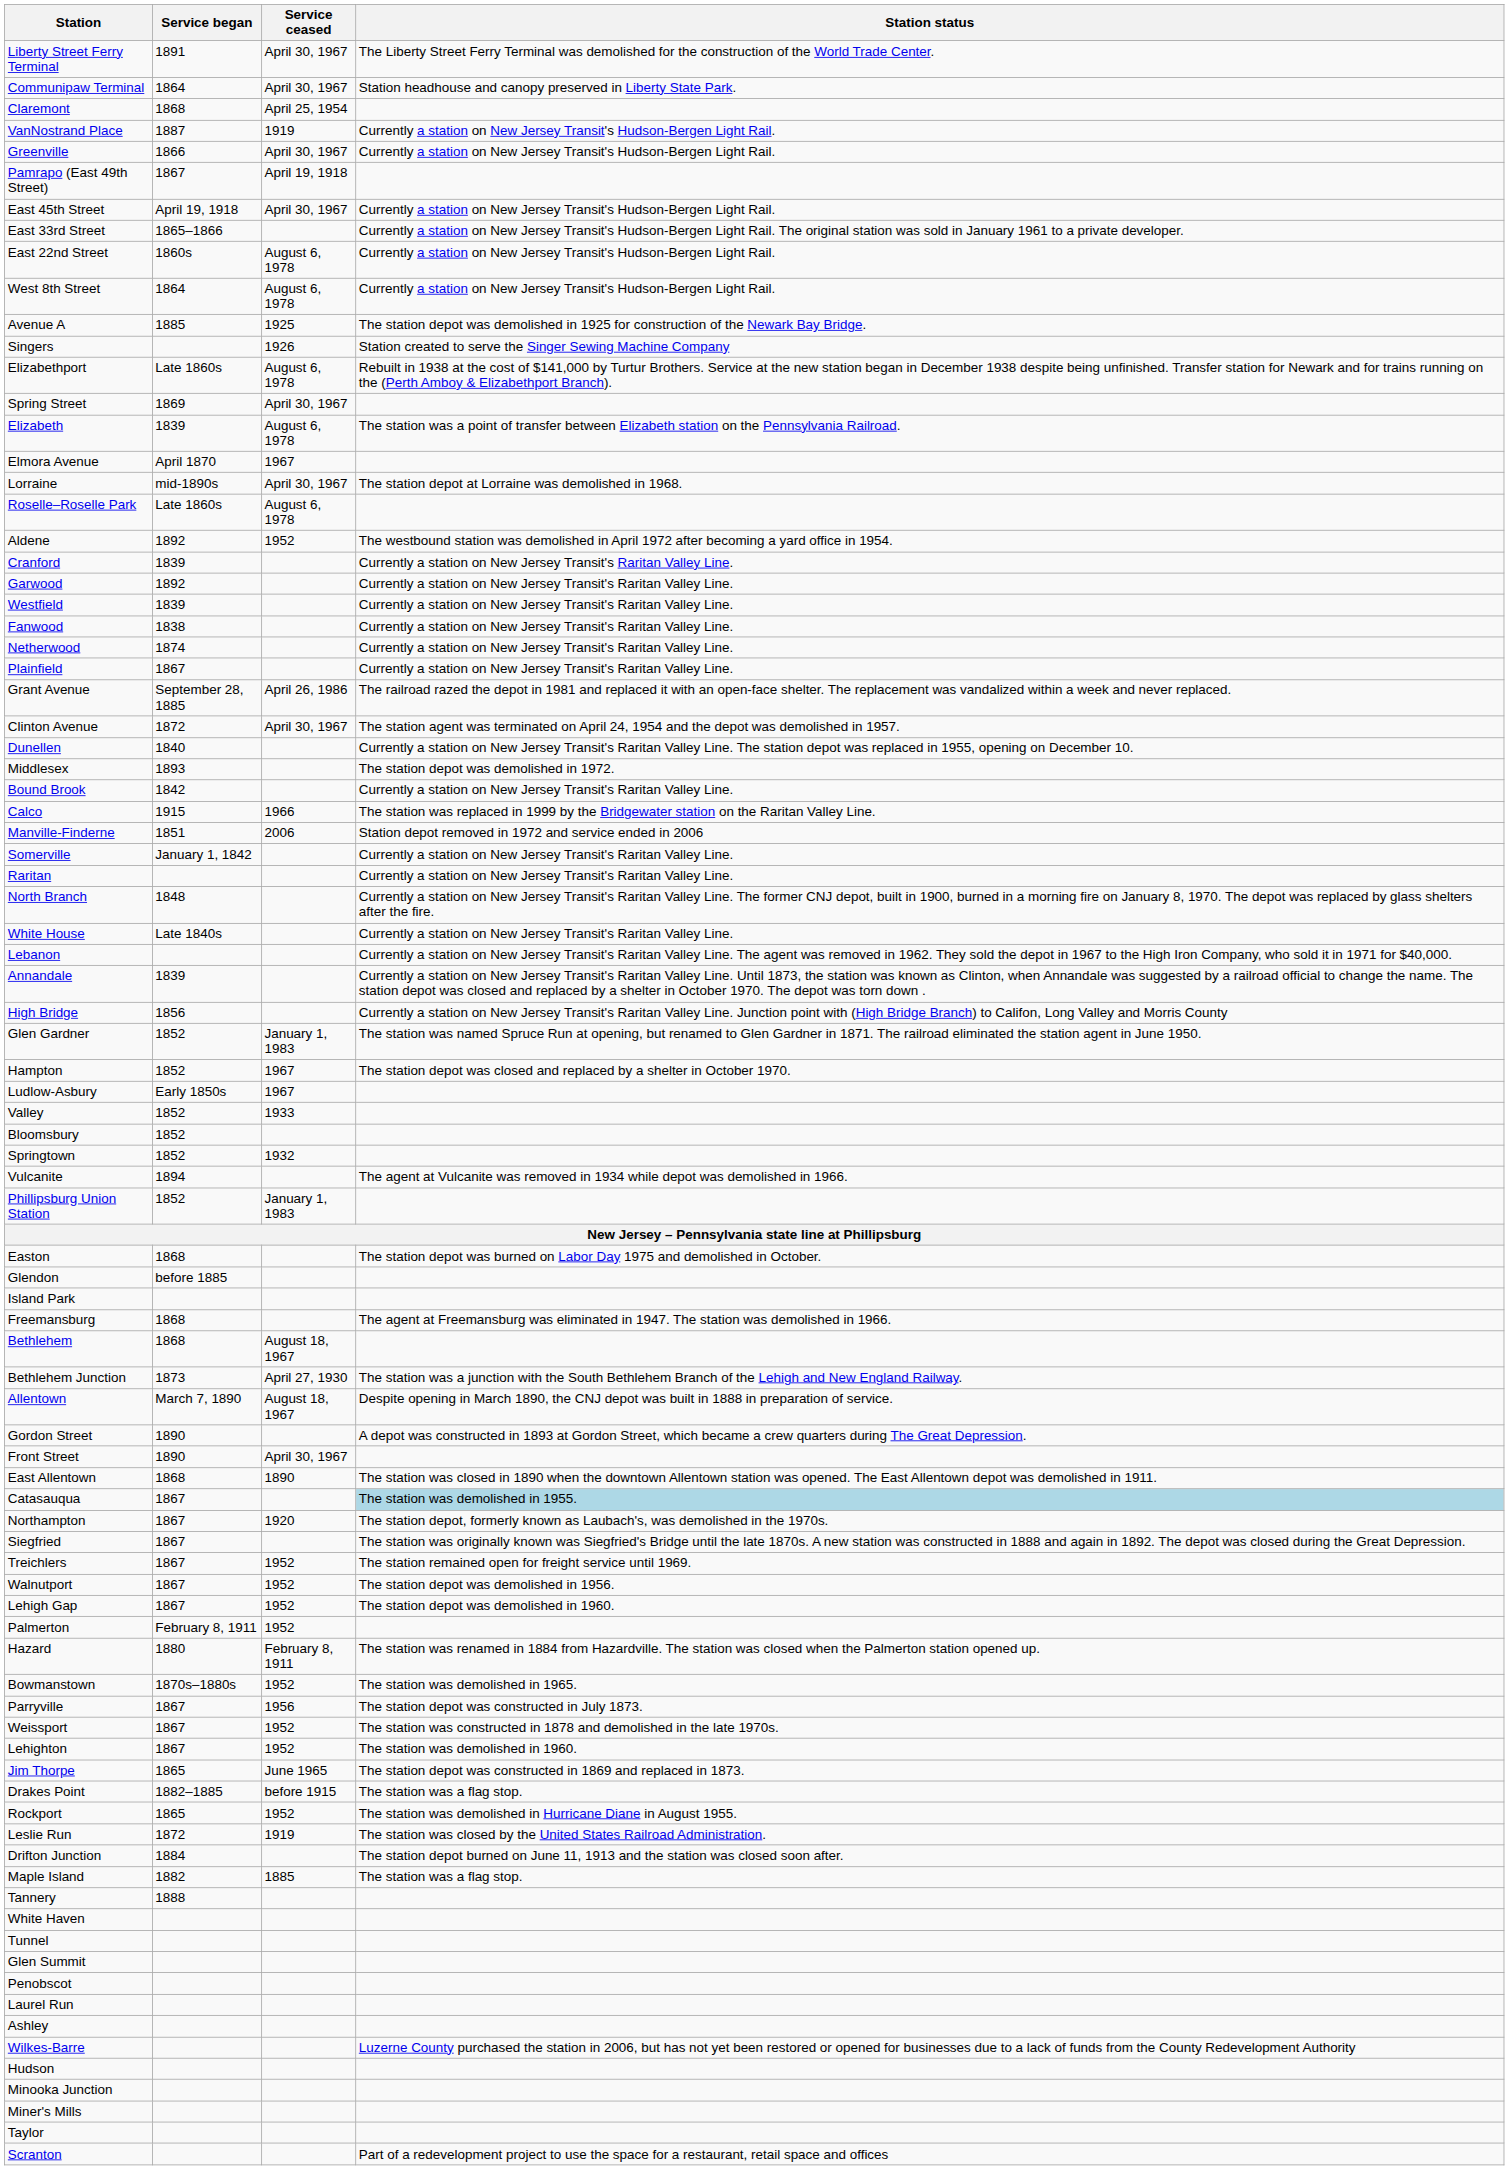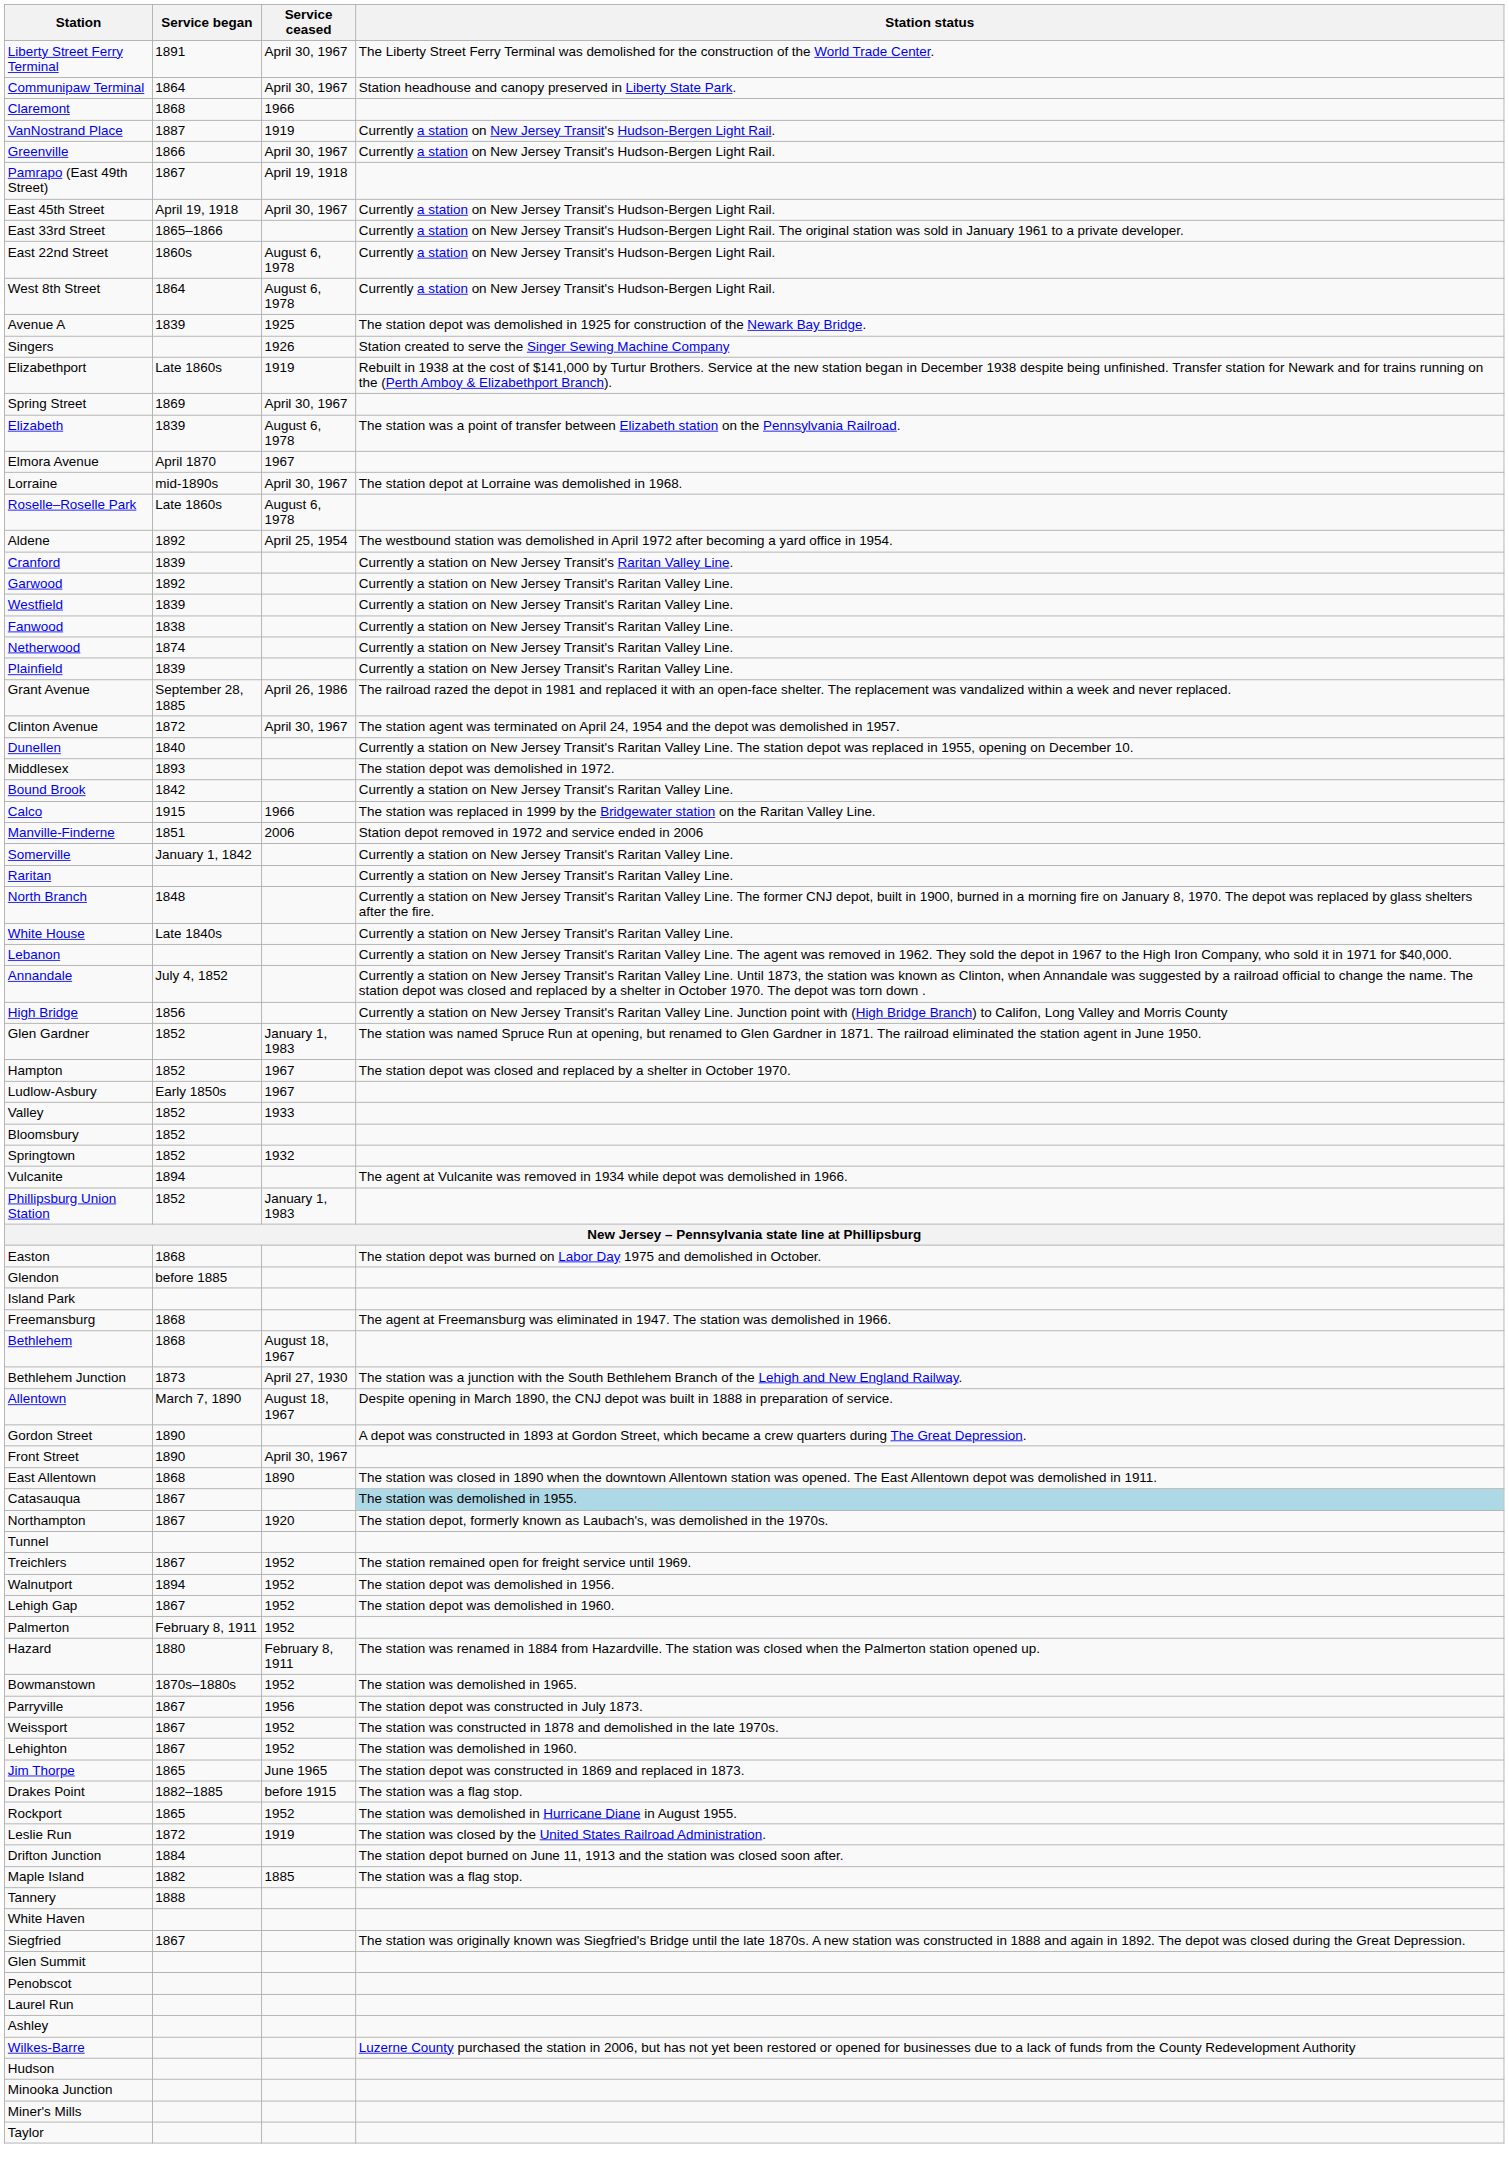(306, 109) April 25, 1954 -> (279, 109) 1966
(170, 325) 1885 -> (170, 325) 1839
(293, 375) August 6, 1978 -> (279, 367) 1919
(279, 541) 1952 -> (306, 541) April 25, 1954
(170, 668) 1867 -> (170, 668) 1839
(170, 976) 1839 -> (192, 976) July 4, 1852
rows swapped: (34, 1542) <-> (28, 1940)
(170, 1584) 1867 -> (170, 1584) 1894
- row: (35, 2154)
